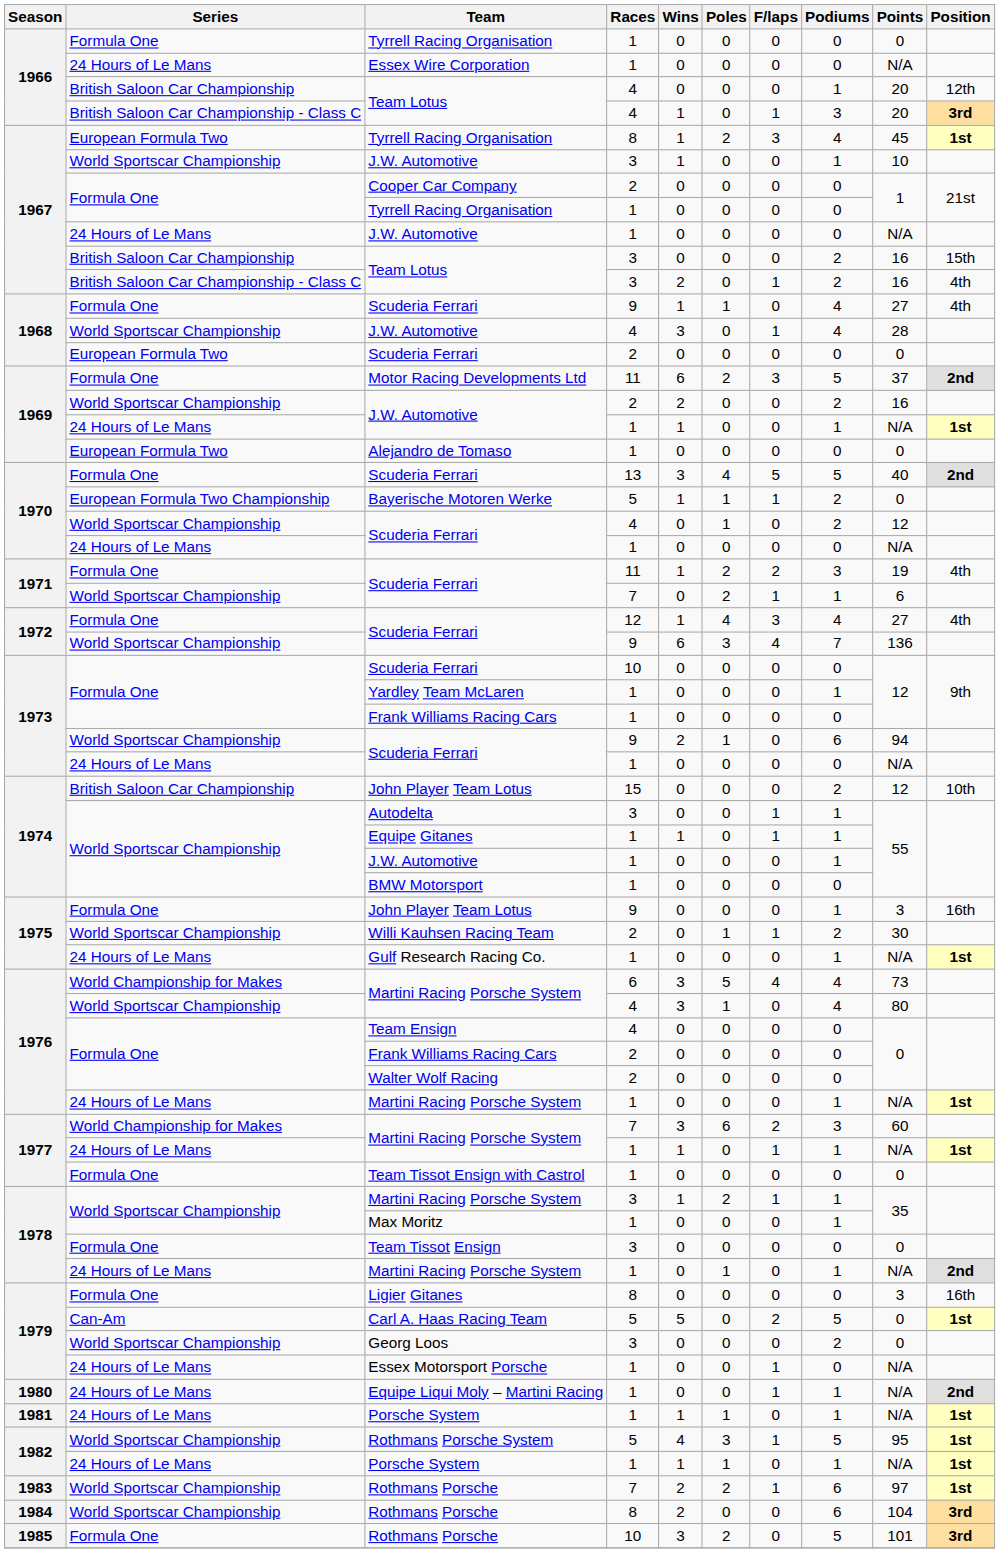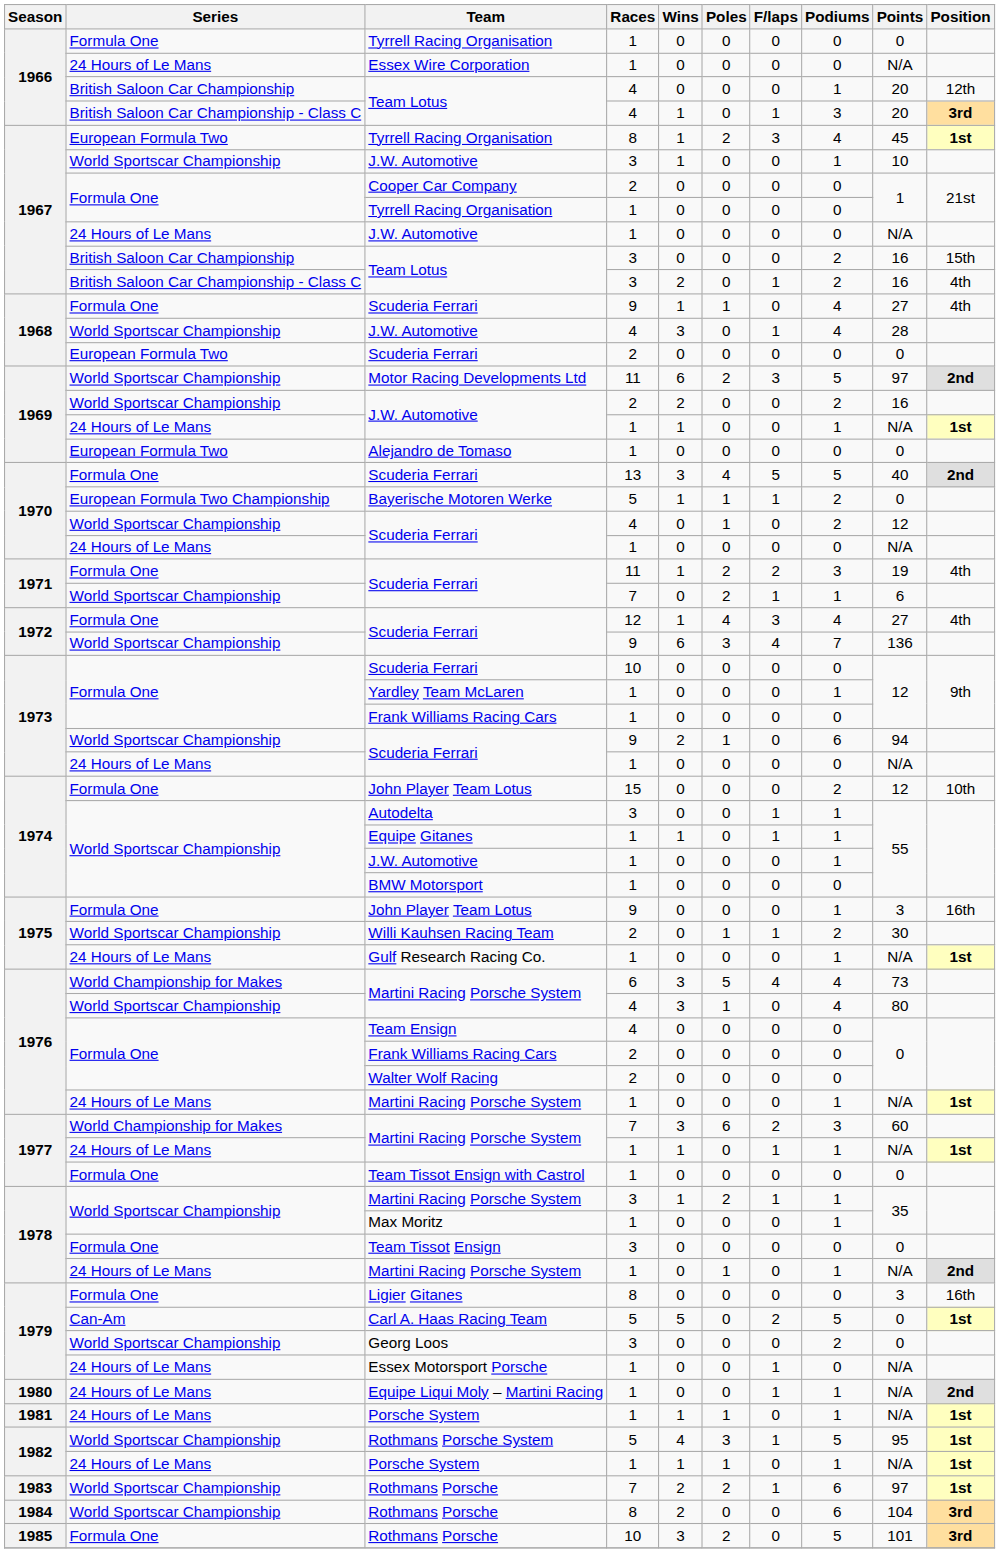(114, 379) Formula One -> (175, 379) World Sportscar Championship
(900, 379) 37 -> (900, 379) 97
(182, 789) British Saloon Car Championship -> (114, 789) Formula One
